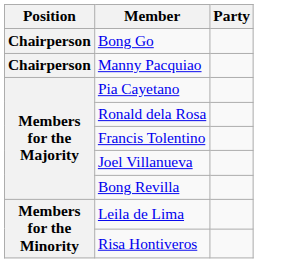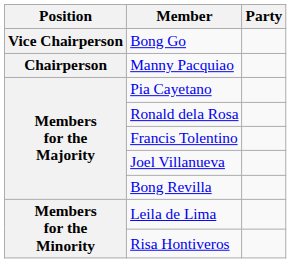(49, 41) Chairperson -> (66, 41) Vice Chairperson
